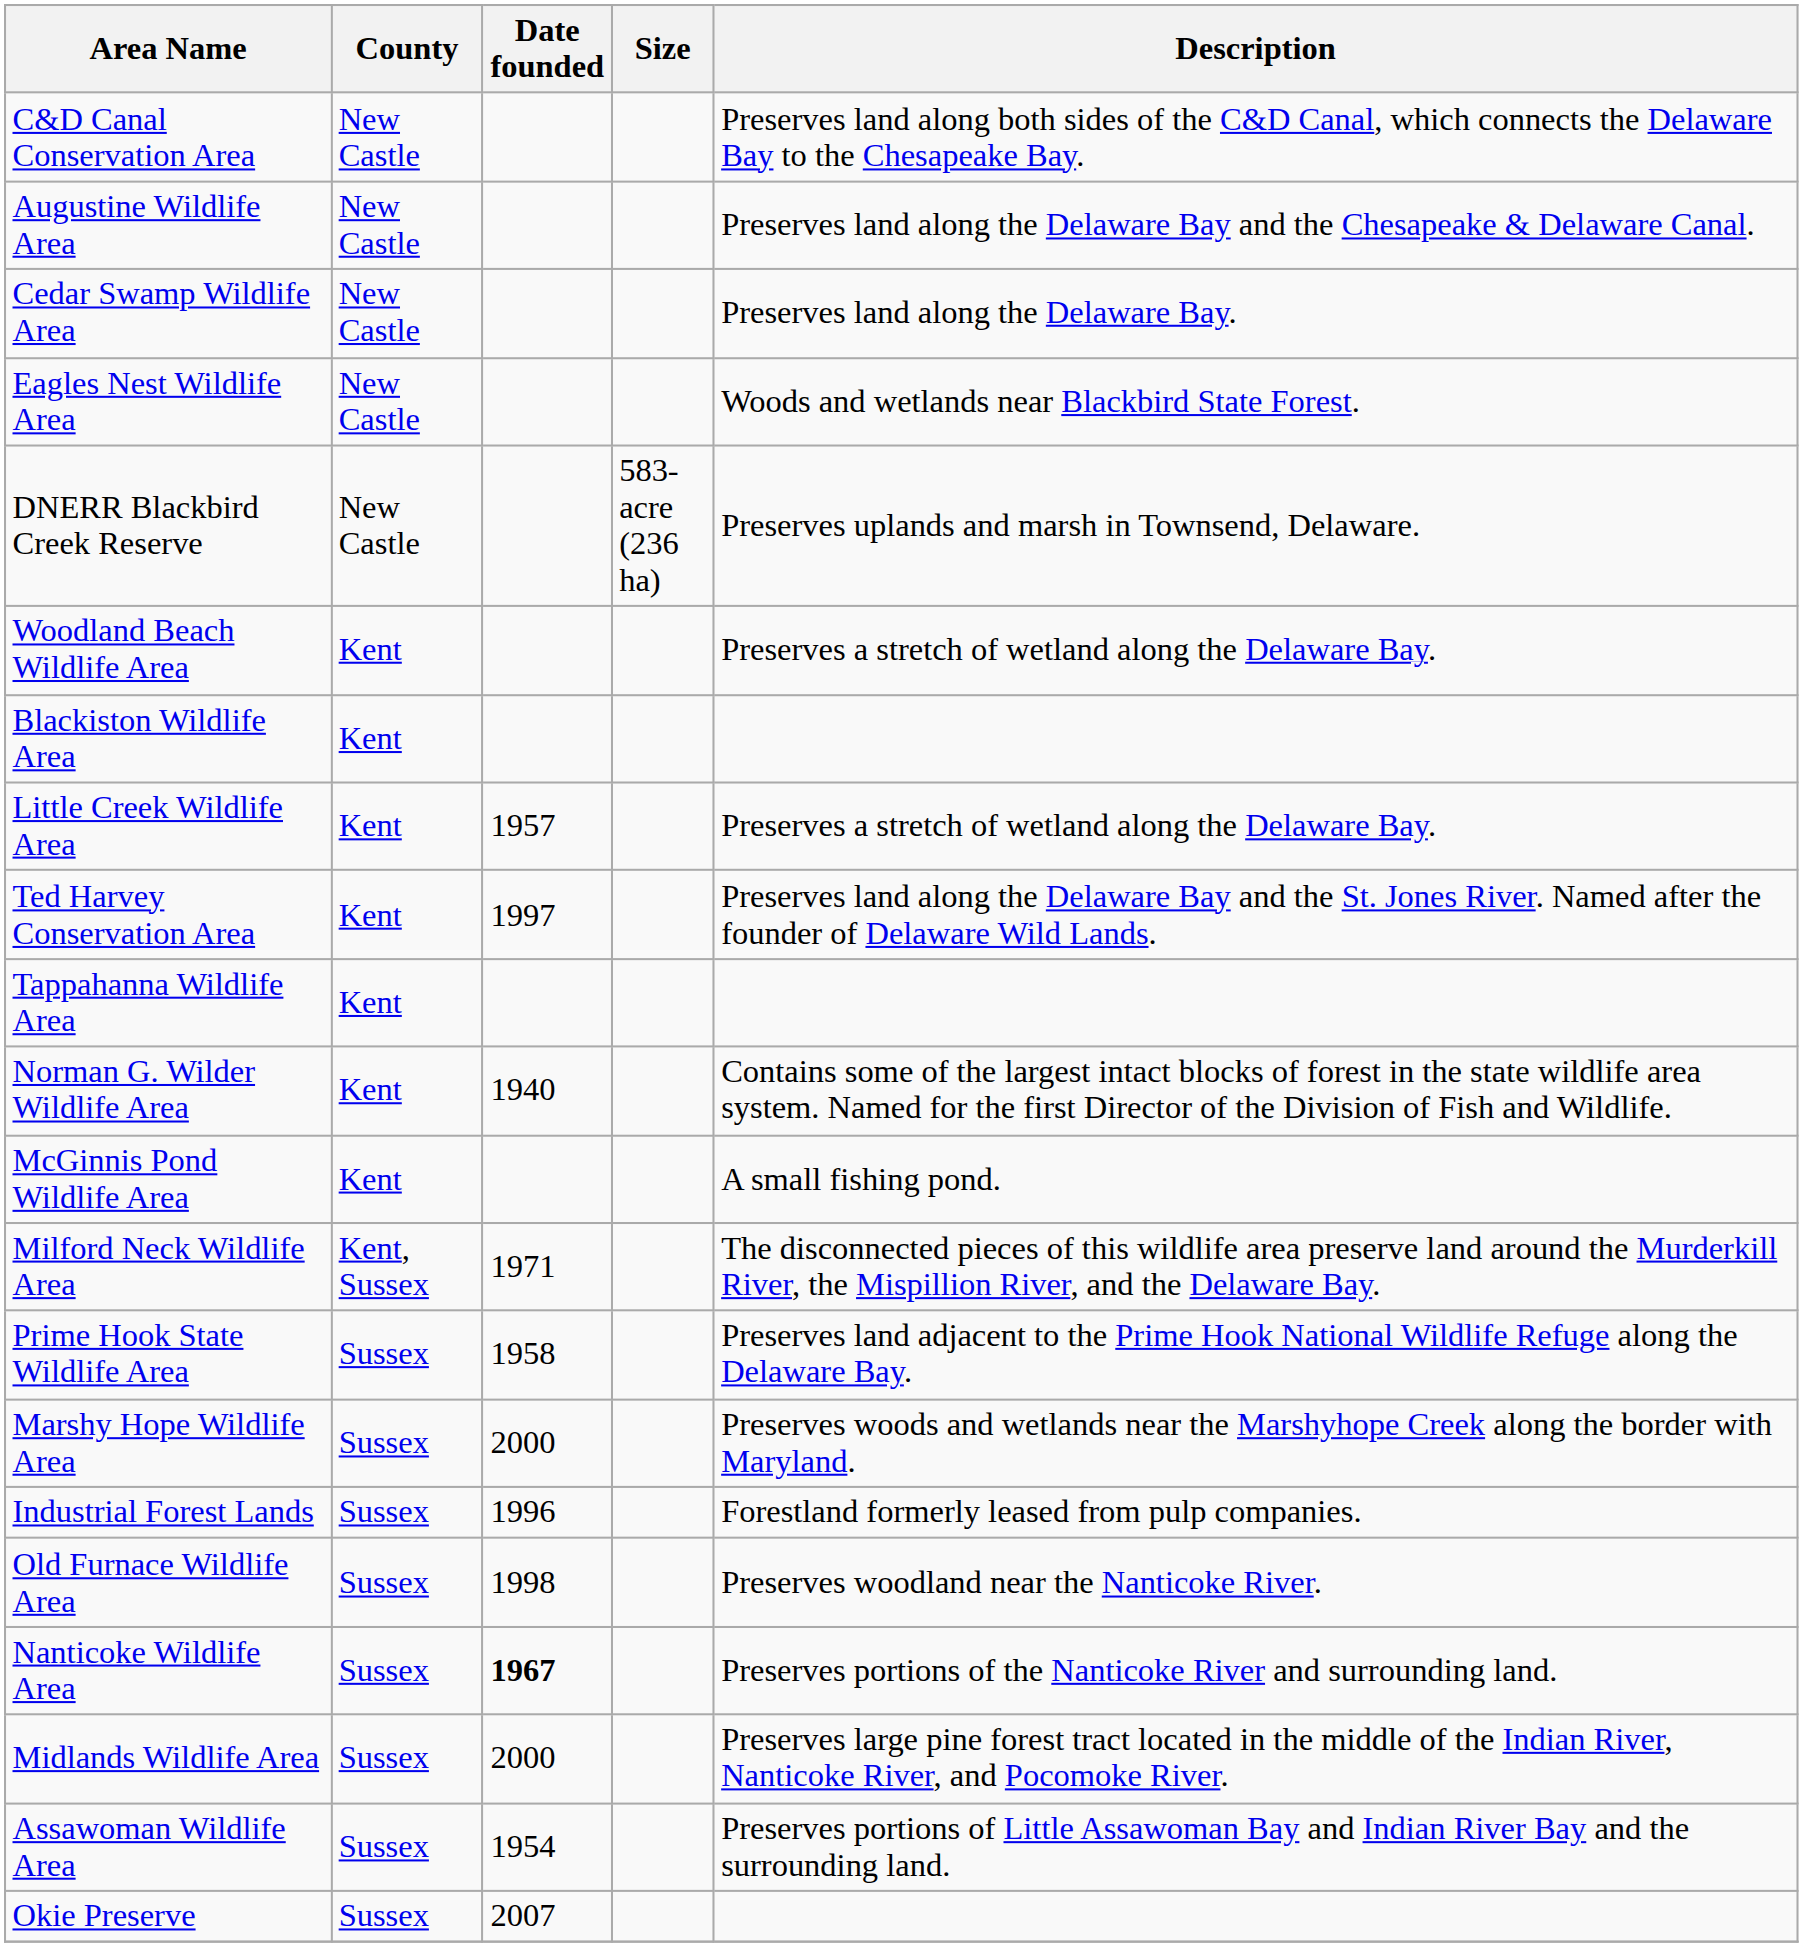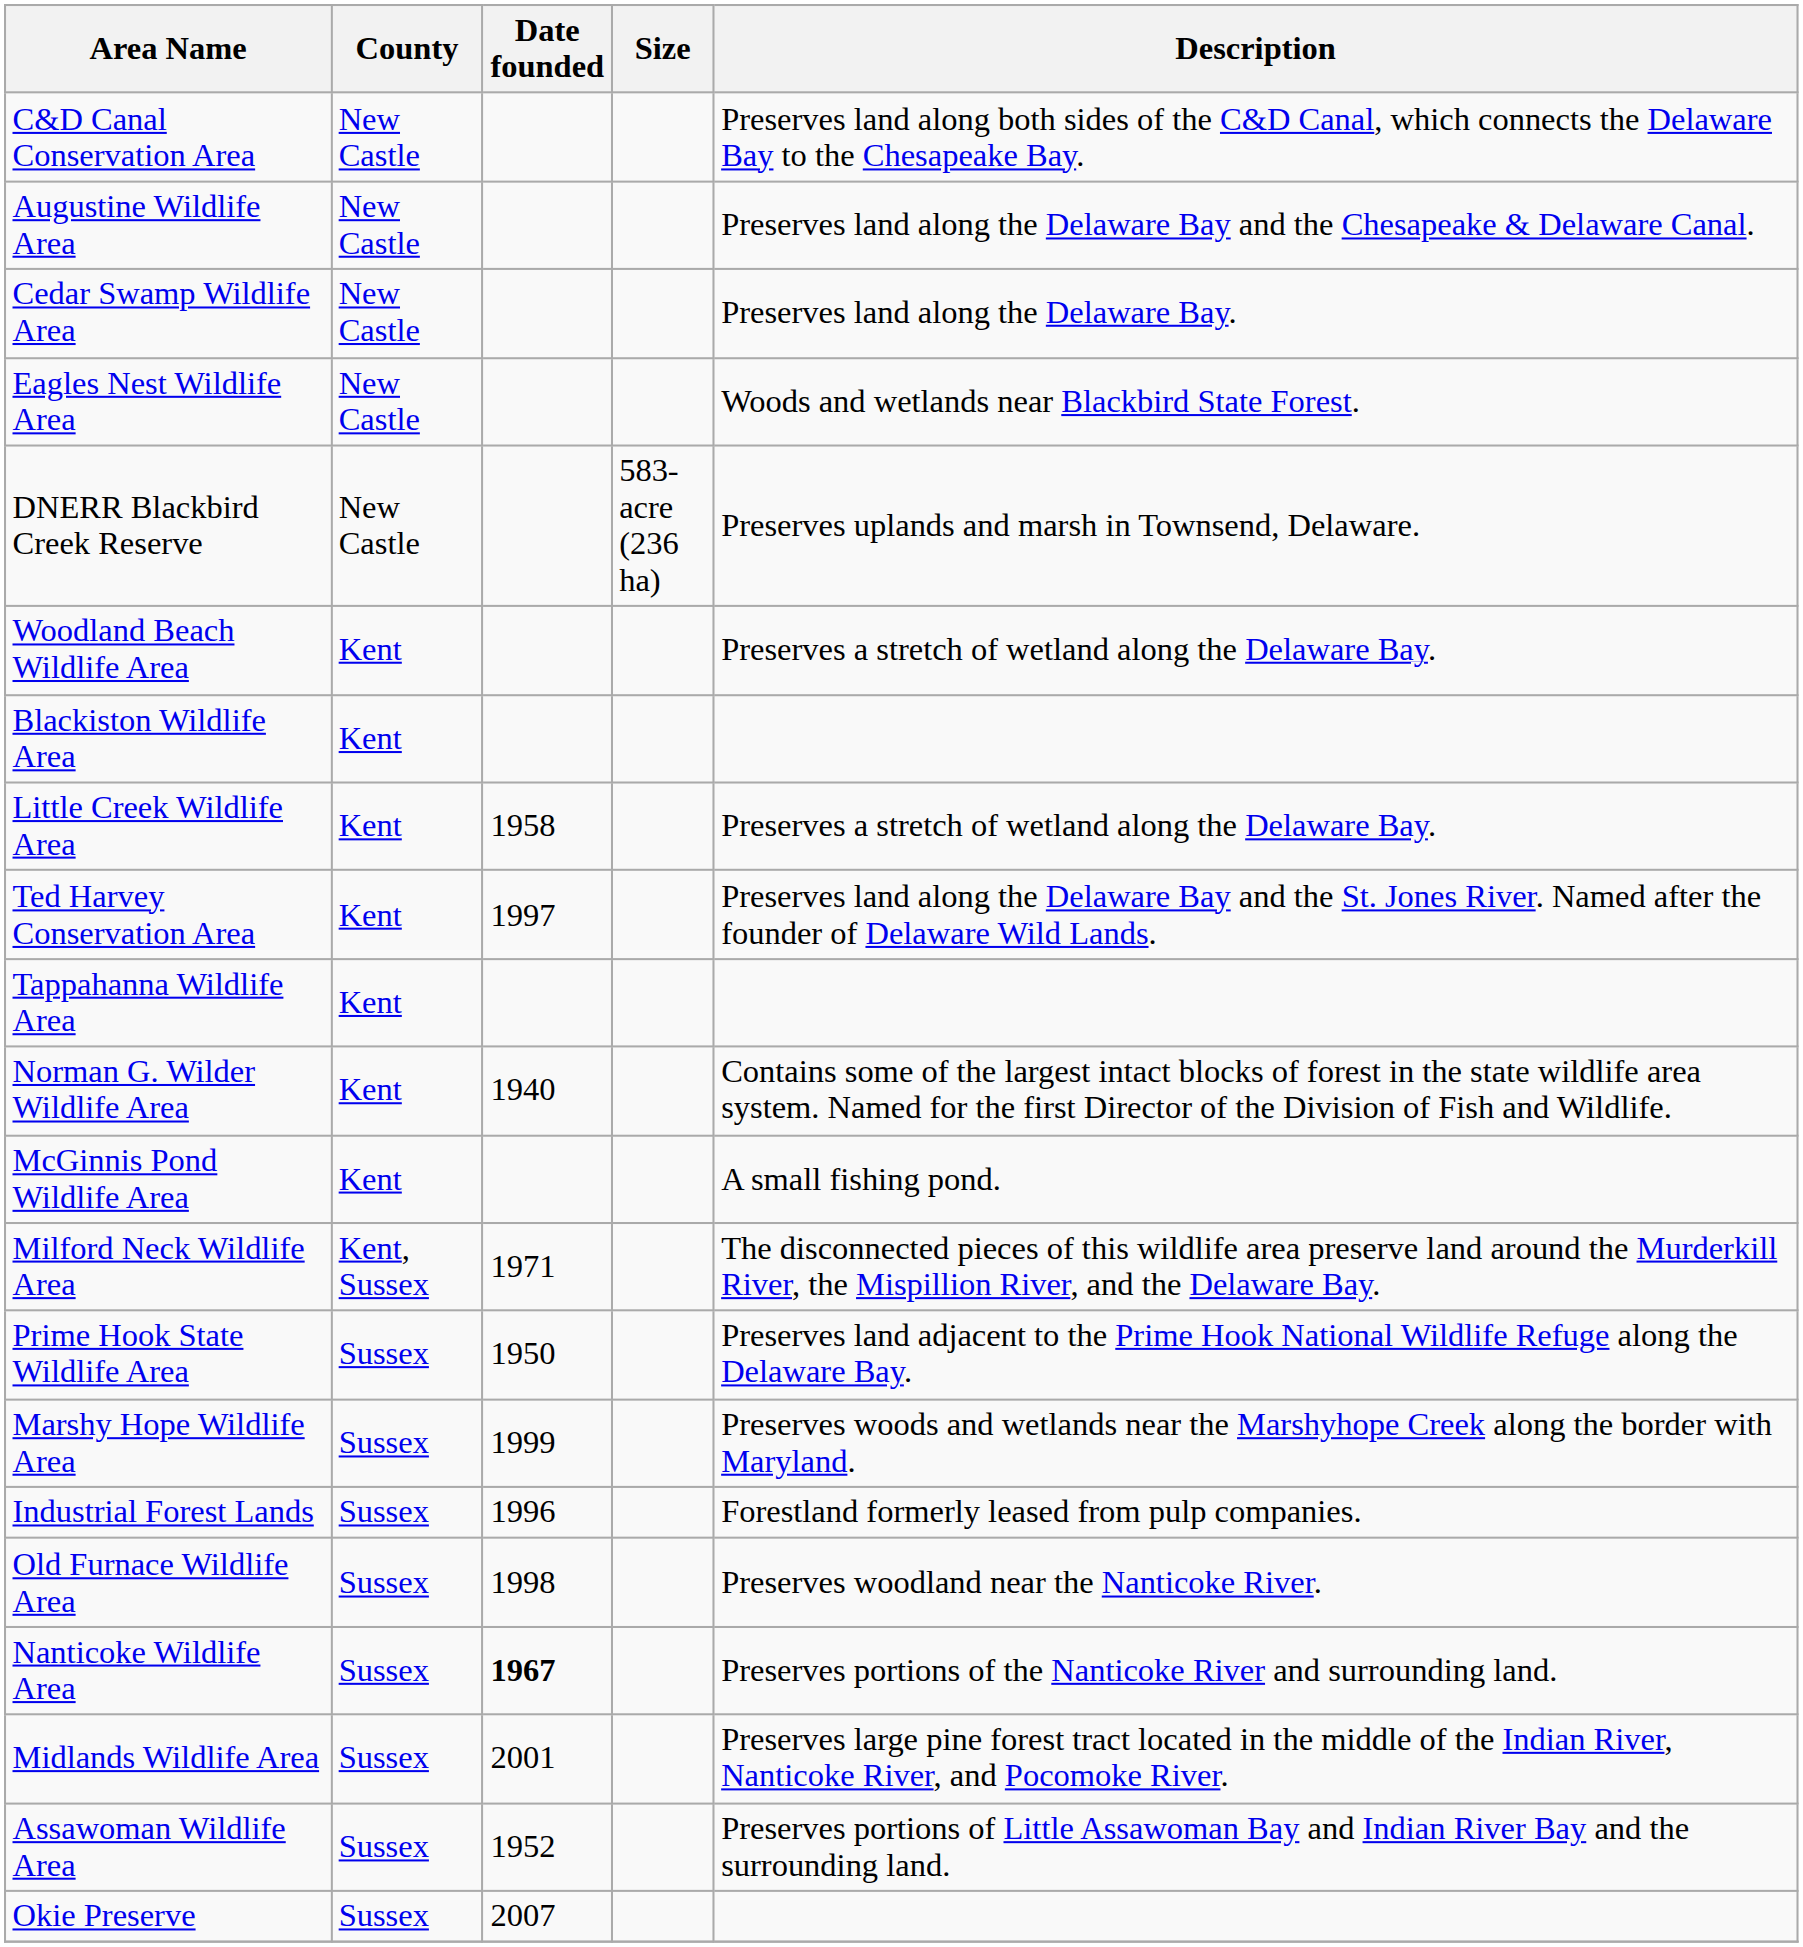(523, 826) 1957 -> (523, 826) 1958
(523, 1354) 1958 -> (523, 1354) 1950
(523, 1442) 2000 -> (523, 1442) 1999
(523, 1758) 2000 -> (523, 1758) 2001
(523, 1846) 1954 -> (523, 1846) 1952
